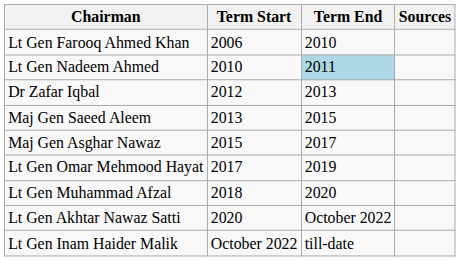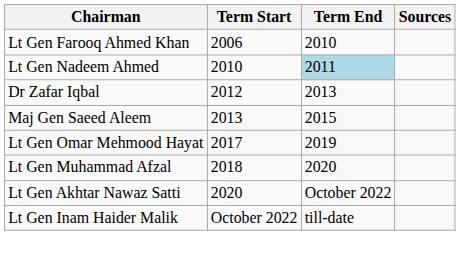- row: (84, 142)
